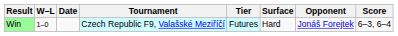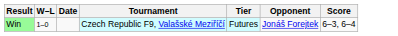- column: (278, 11)
